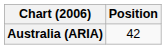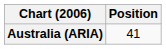(133, 34) 42 -> (133, 34) 41
